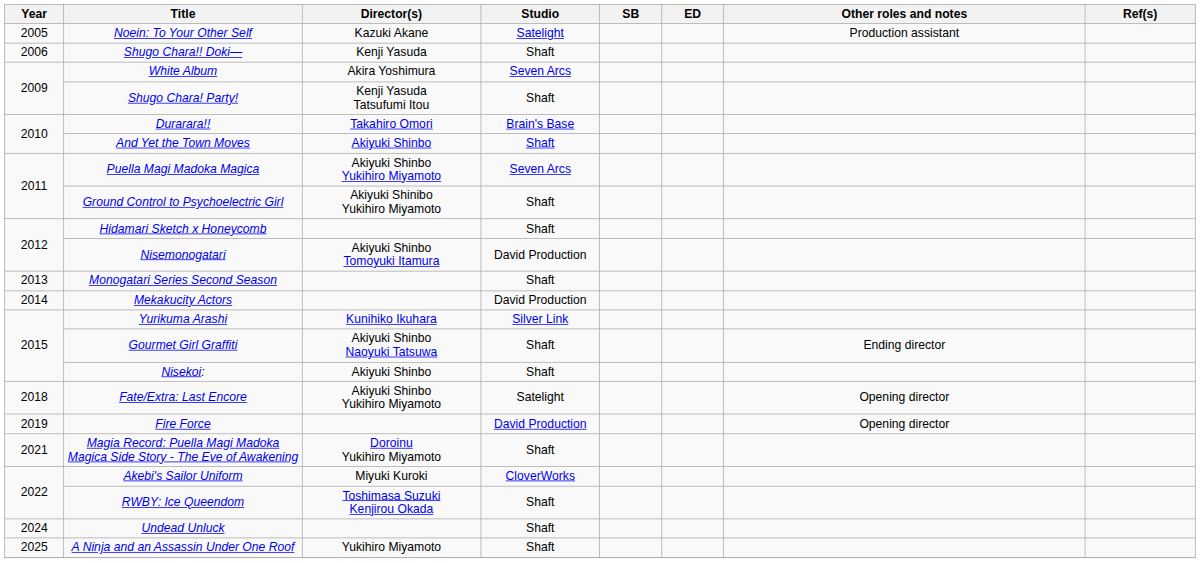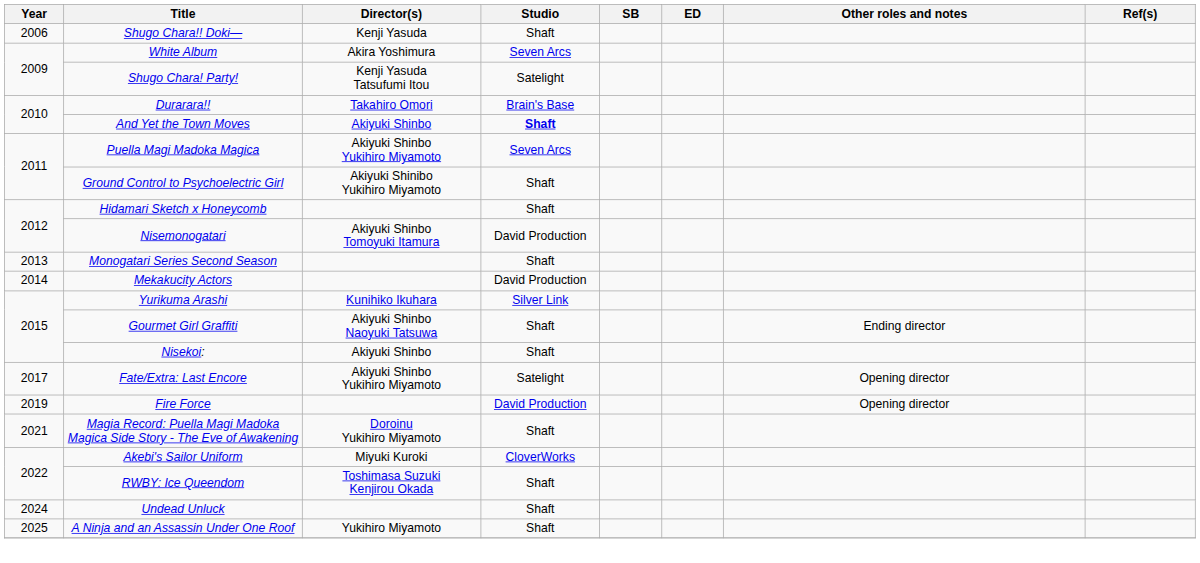- row: (183, 33)
(540, 98) Shaft -> (540, 78) Satelight
(540, 143) normal -> (540, 124) bold
(34, 397) 2018 -> (34, 378) 2017
